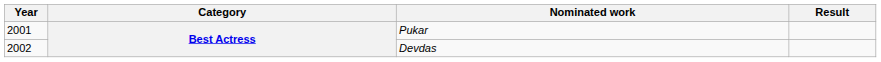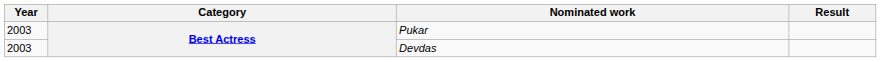(19, 30) 2001 -> (19, 30) 2003
(19, 48) 2002 -> (19, 48) 2003
